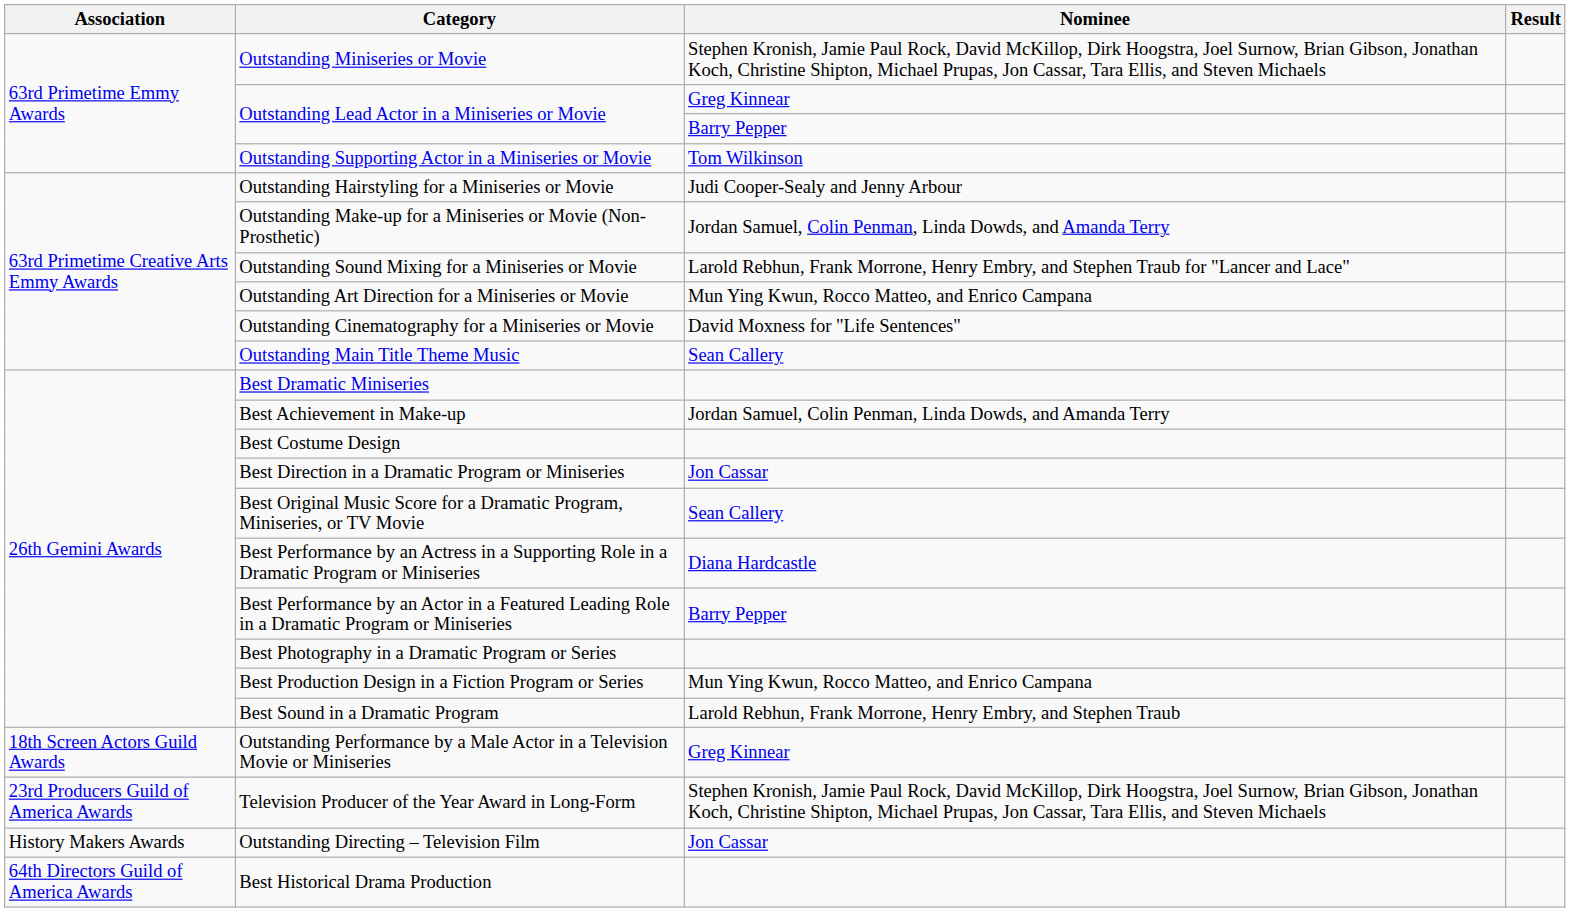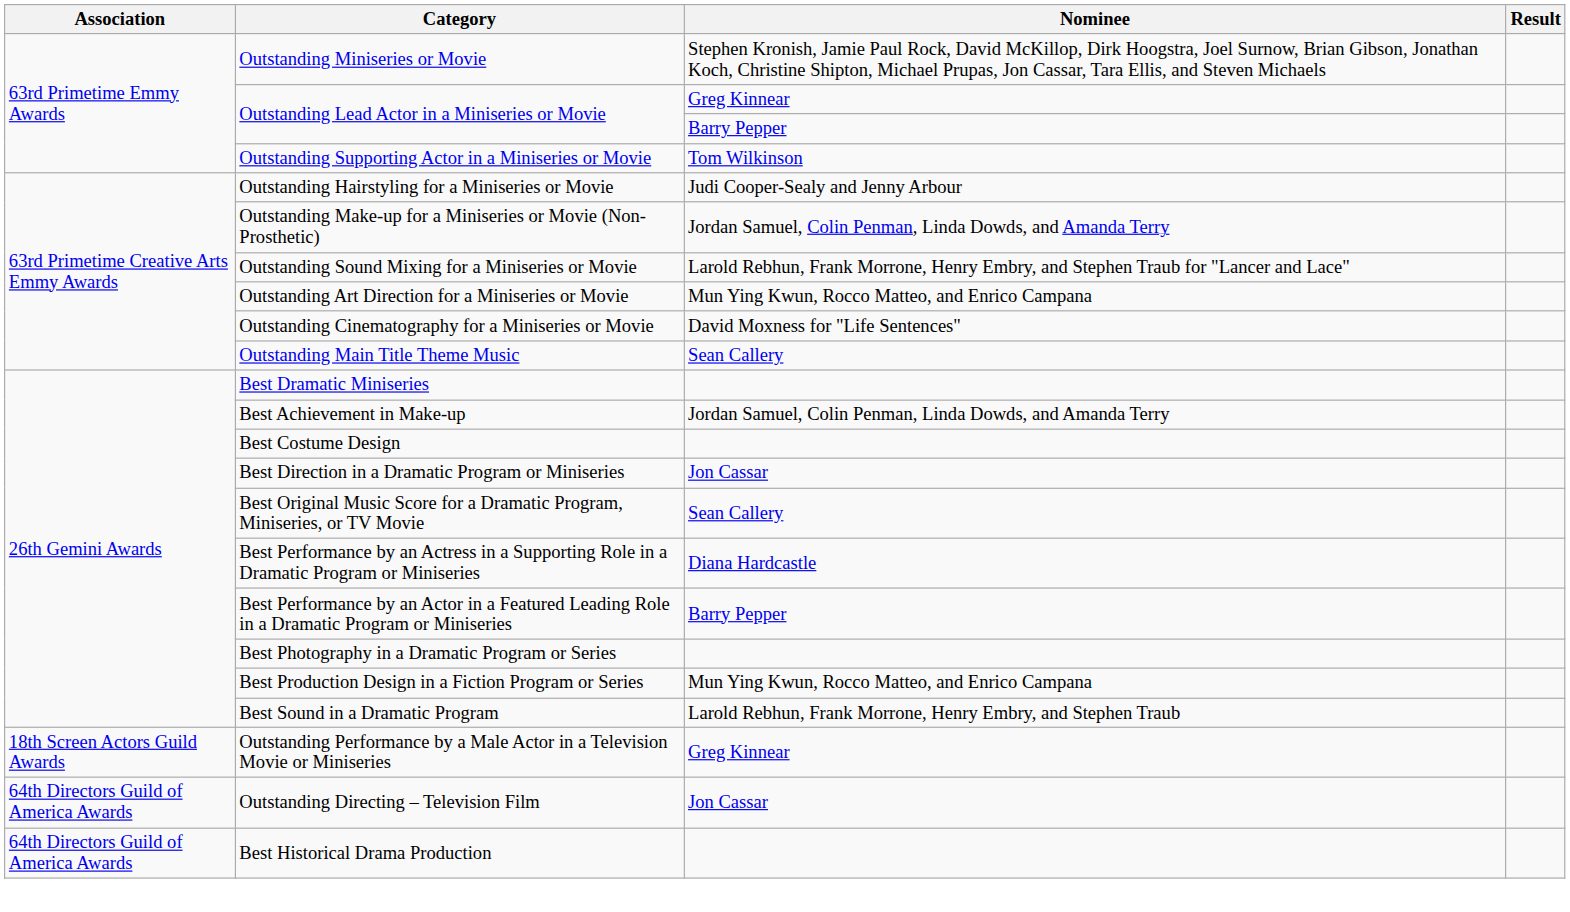- row: (437, 802)
(97, 842) History Makers Awards -> (96, 802) 64th Directors Guild of America Awards
